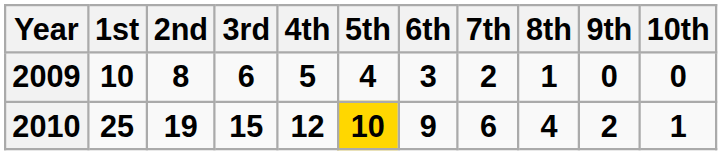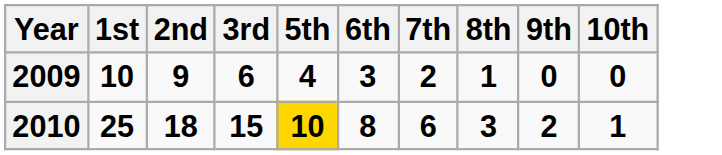- column: (308, 29)
(181, 77) 8 -> (181, 77) 9
(181, 125) 19 -> (181, 125) 18
(428, 125) 9 -> (368, 125) 8
(549, 125) 4 -> (489, 125) 3
